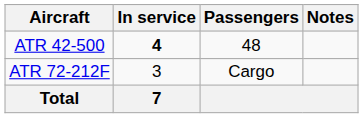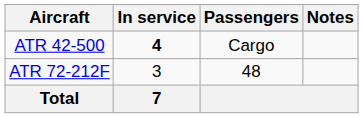(251, 44) 48 -> (251, 44) Cargo
(251, 71) Cargo -> (251, 71) 48
